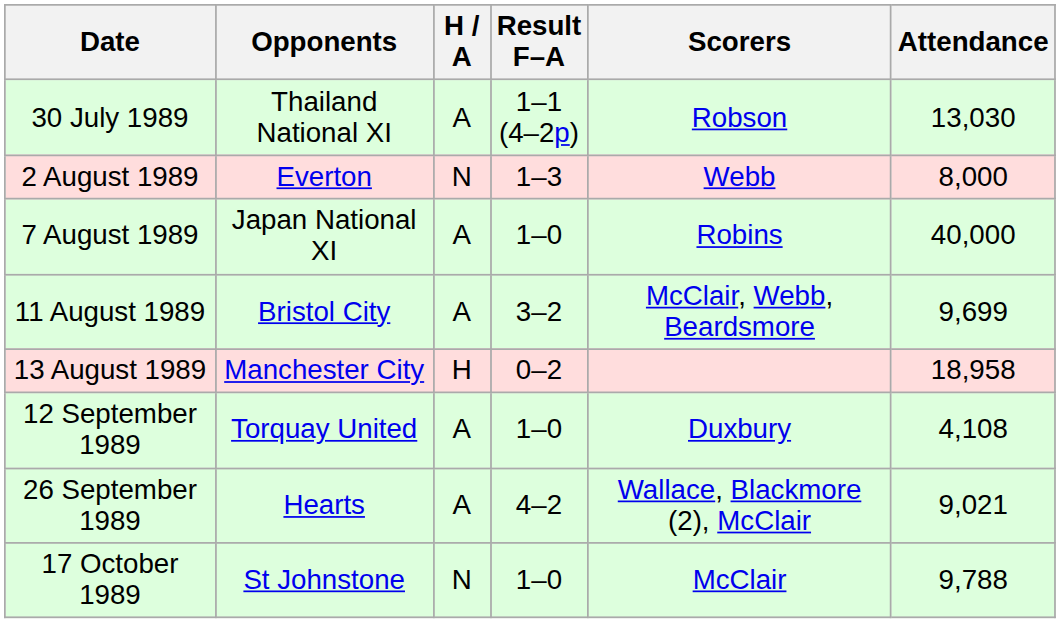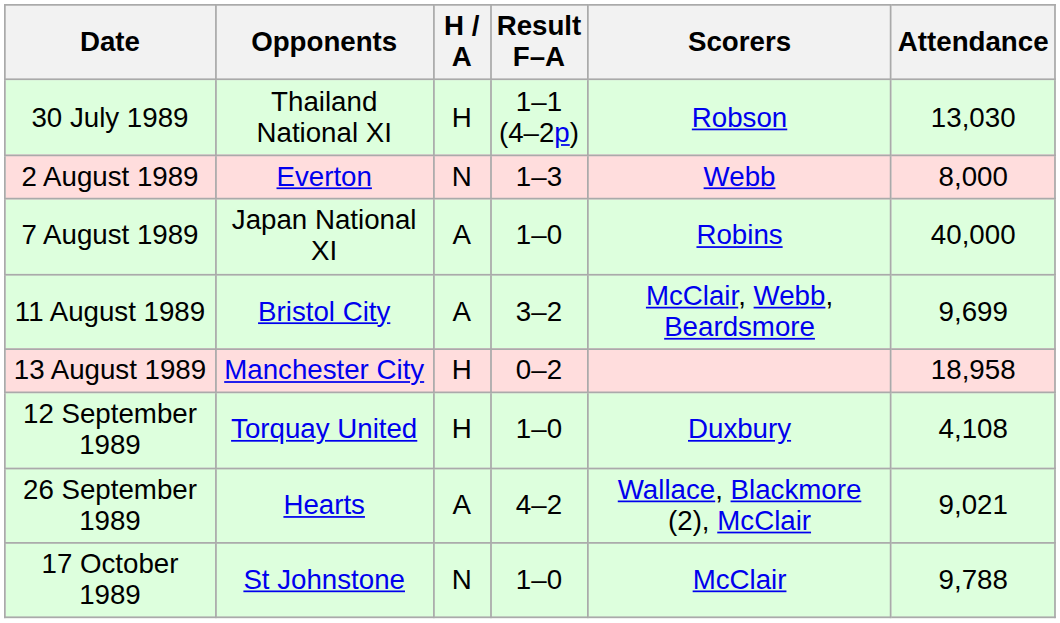(462, 117) A -> (462, 117) H
(462, 429) A -> (462, 429) H
